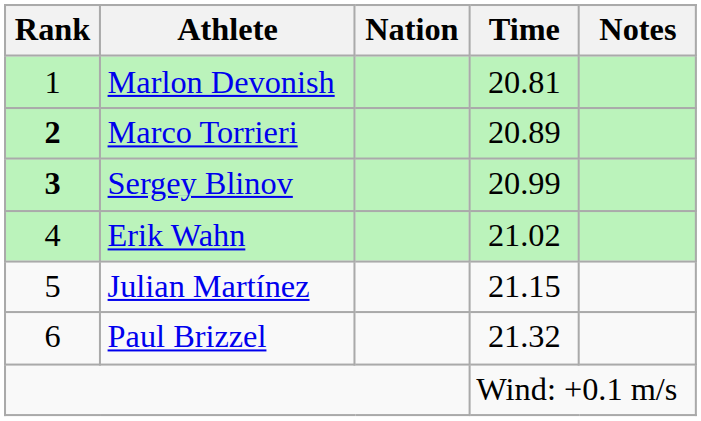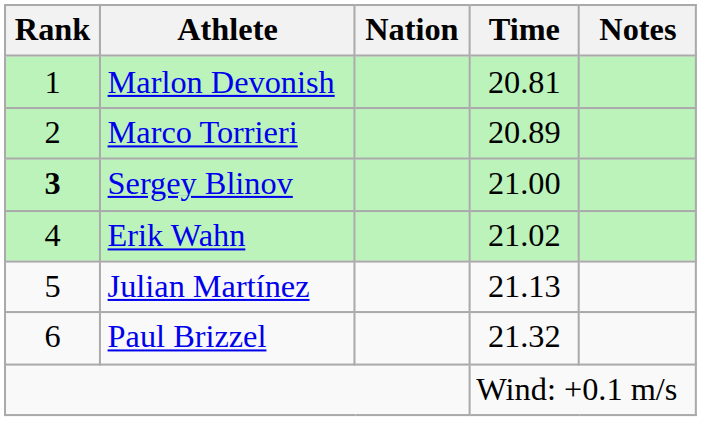(53, 132) bold -> (53, 132) normal
(524, 183) 20.99 -> (524, 183) 21.00
(524, 286) 21.15 -> (524, 286) 21.13
